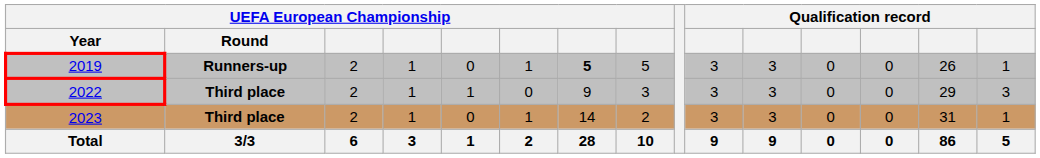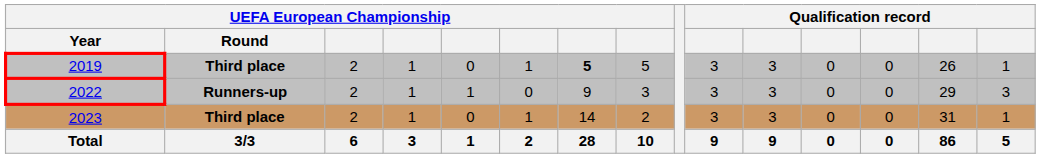(245, 66) Runners-up -> (245, 66) Third place
(245, 92) Third place -> (245, 92) Runners-up
